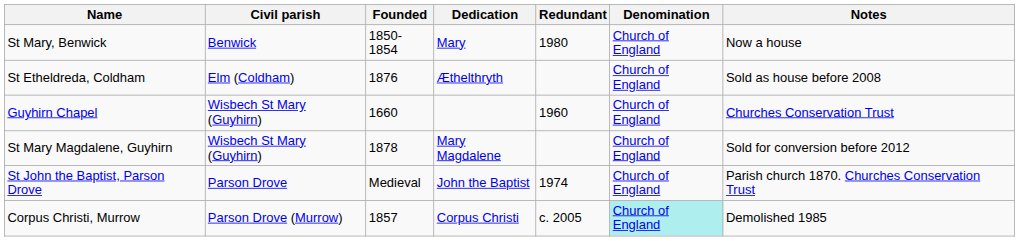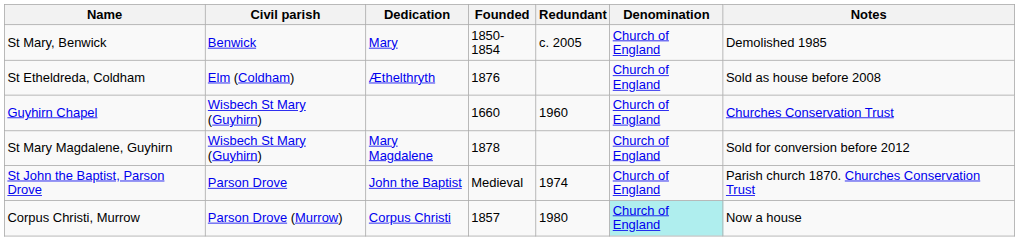columns swapped: (485, 14) <-> (400, 14)
(554, 42) 1980 -> (560, 42) c. 2005
(764, 42) Now a house -> (776, 42) Demolished 1985
(560, 218) c. 2005 -> (554, 218) 1980
(776, 218) Demolished 1985 -> (764, 218) Now a house
